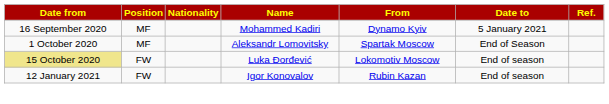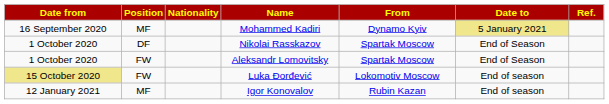(512, 28) no background -> (512, 28) khaki background
+ row: (280, 44)
(143, 44) MF -> (143, 60) FW
(143, 75) FW -> (143, 91) MF
